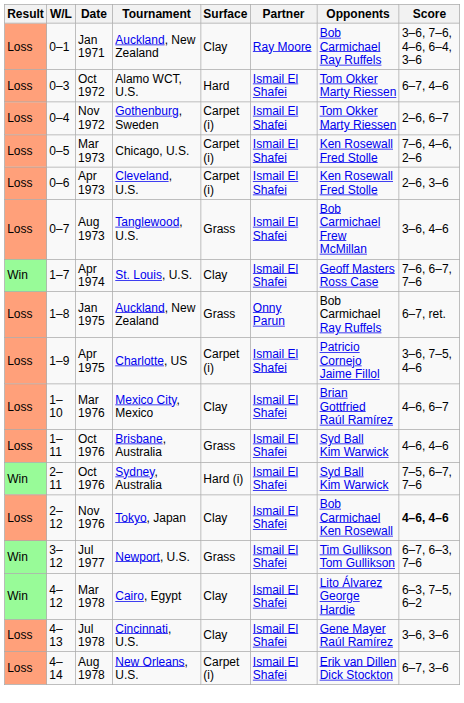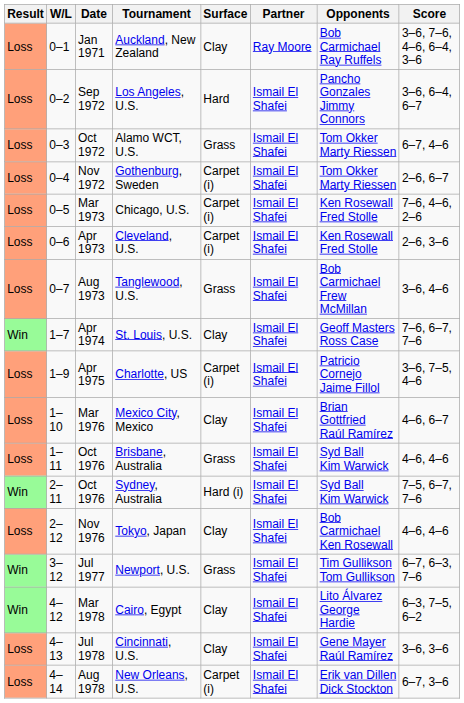+ row: (91, 99)
(216, 85) Hard -> (219, 145) Grass
- row: (91, 314)
(425, 517) bold -> (425, 531) normal
